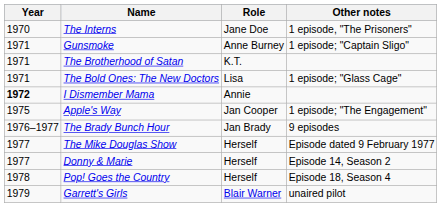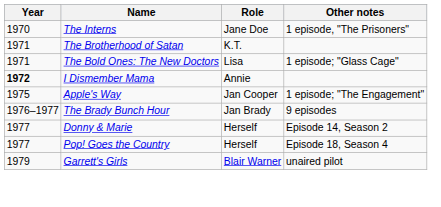- row: (89, 45)
- row: (120, 144)
(18, 177) 1978 -> (18, 144) 1977
